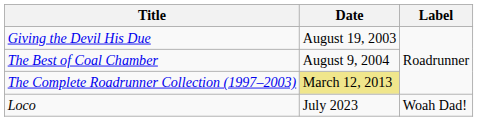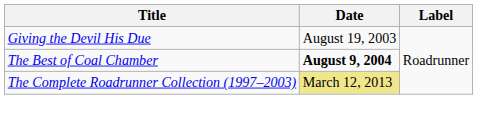(346, 60) normal -> (347, 60) bold
- row: (22, 104)
